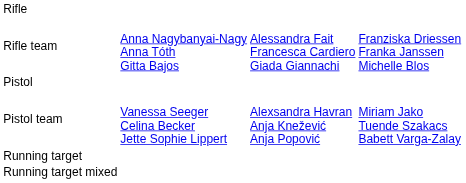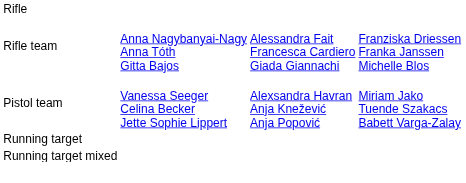- row: (18, 82)
